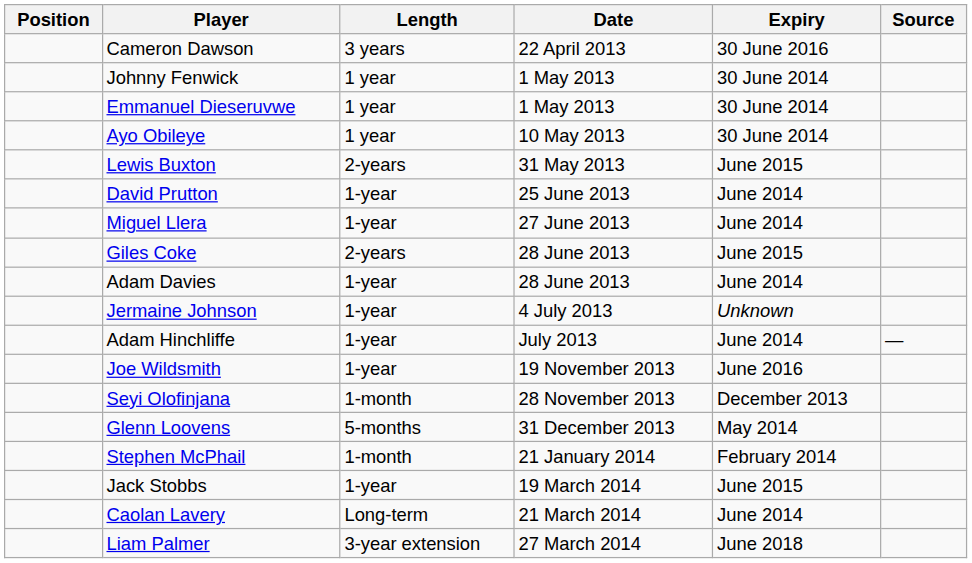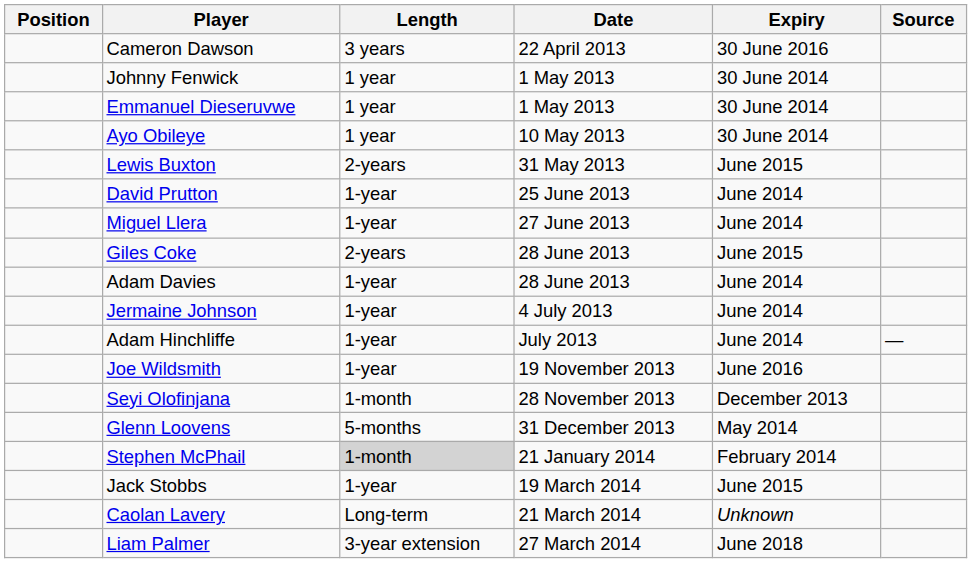(755, 311) Unknown -> (760, 311) June 2014
(378, 456) no background -> (378, 456) lightgrey background
(760, 514) June 2014 -> (755, 514) Unknown
